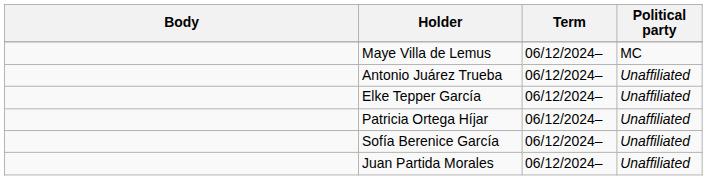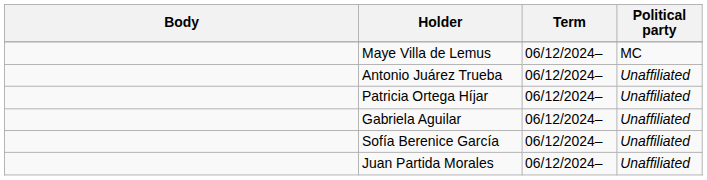- row: (422, 97)
+ row: (412, 119)
